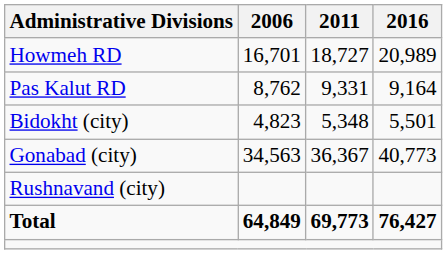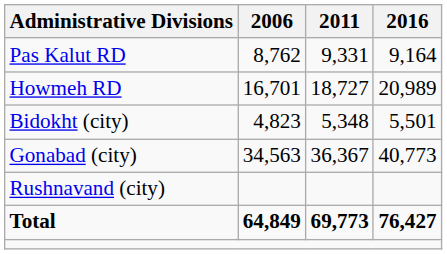rows swapped: (66, 54) <-> (68, 88)
